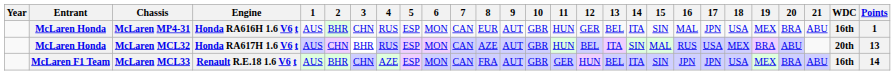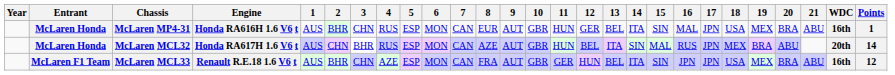(713, 45) USA -> (711, 45) JPN
(874, 45) 13 -> (871, 45) 14
(874, 61) 14 -> (871, 61) 12
